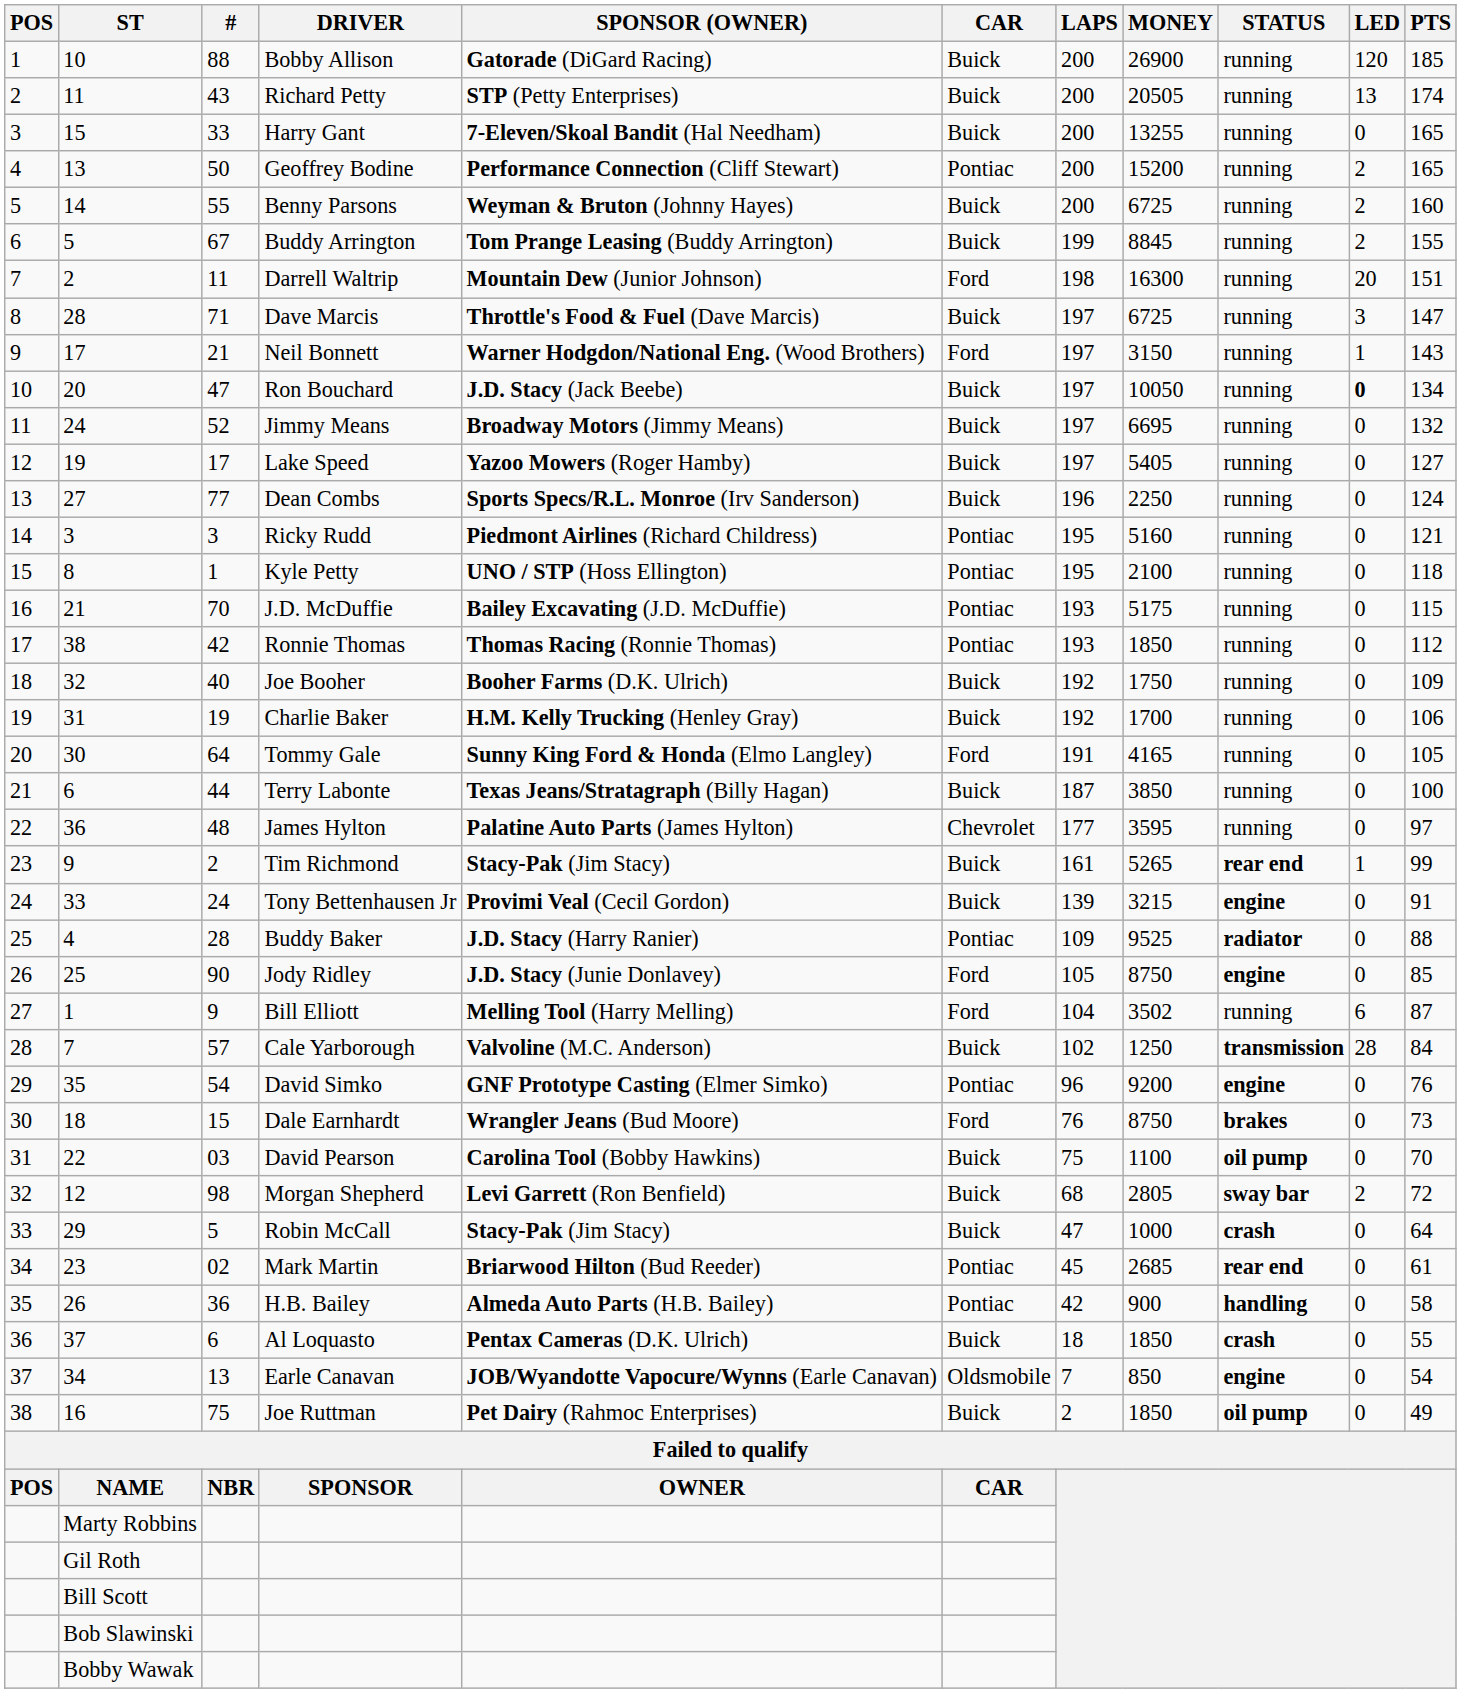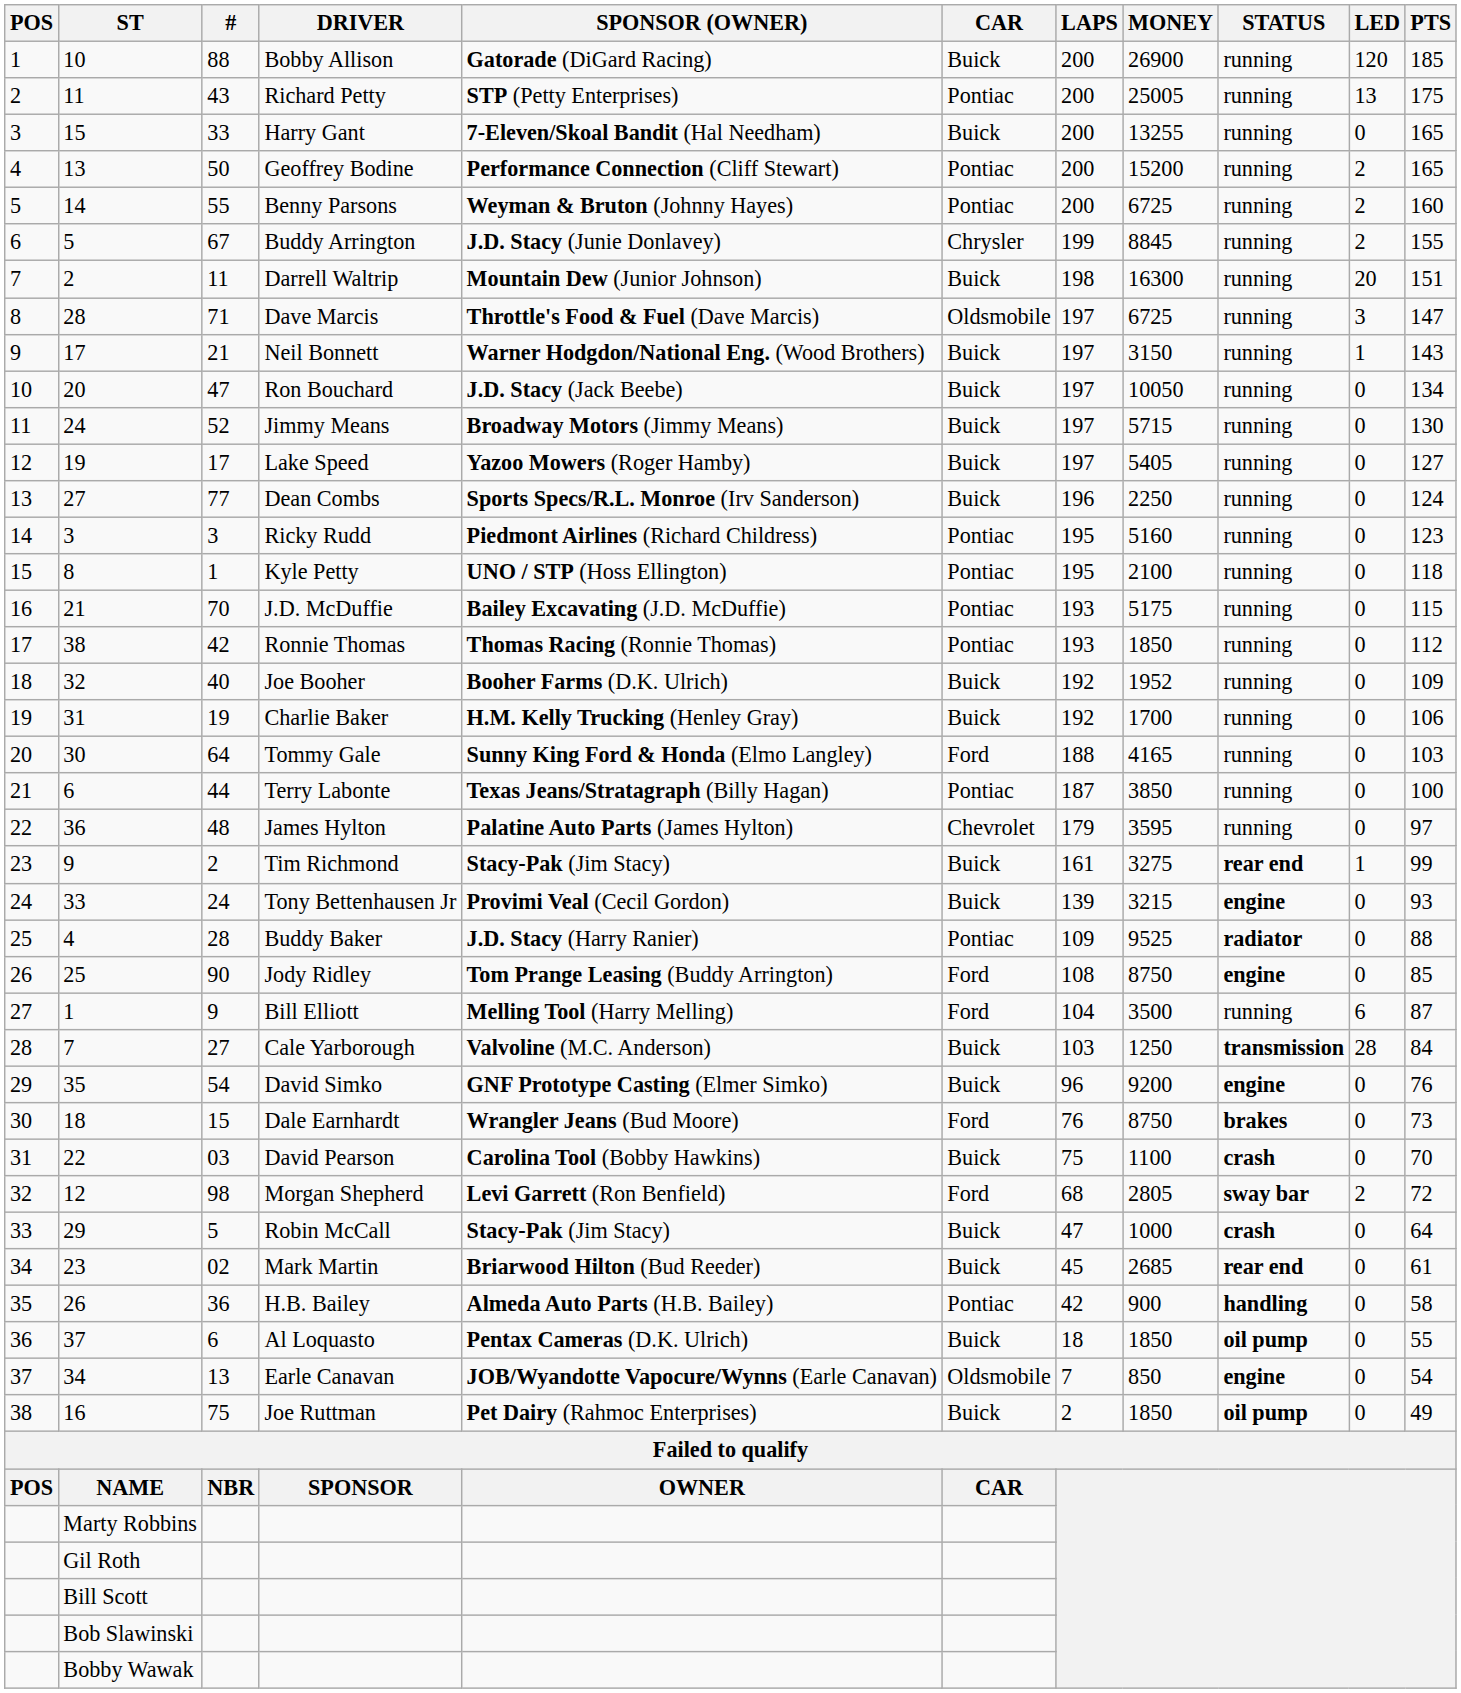(974, 96) Buick -> (981, 96) Pontiac
(1156, 96) 20505 -> (1156, 96) 25005
(1427, 96) 174 -> (1427, 96) 175
(974, 205) Buick -> (981, 205) Pontiac
(650, 242) Tom Prange Leasing (Buddy Arrington) -> (594, 242) J.D. Stacy (Junie Donlavey)
(974, 242) Buick -> (985, 242) Chrysler
(968, 279) Ford -> (974, 279) Buick
(974, 315) Buick -> (999, 315) Oldsmobile
(968, 352) Ford -> (974, 352) Buick
(1360, 388) bold -> (1360, 388) normal
(1150, 425) 6695 -> (1150, 425) 5715
(1427, 425) 132 -> (1427, 425) 130
(1427, 535) 121 -> (1427, 535) 123
(1150, 681) 1750 -> (1150, 681) 1952
(1078, 754) 191 -> (1078, 754) 188
(1427, 754) 105 -> (1427, 754) 103
(974, 791) Buick -> (981, 791) Pontiac
(1078, 827) 177 -> (1078, 827) 179
(1150, 864) 5265 -> (1150, 864) 3275
(1421, 901) 91 -> (1421, 901) 93
(594, 974) J.D. Stacy (Junie Donlavey) -> (650, 974) Tom Prange Leasing (Buddy Arrington)
(1078, 974) 105 -> (1078, 974) 108
(1150, 1010) 3502 -> (1150, 1010) 3500
(218, 1047) 57 -> (218, 1047) 27
(1078, 1047) 102 -> (1078, 1047) 103
(981, 1084) Pontiac -> (974, 1084) Buick
(1266, 1157) oil pump -> (1249, 1157) crash
(974, 1193) Buick -> (968, 1193) Ford
(981, 1267) Pontiac -> (974, 1267) Buick
(1249, 1340) crash -> (1266, 1340) oil pump
